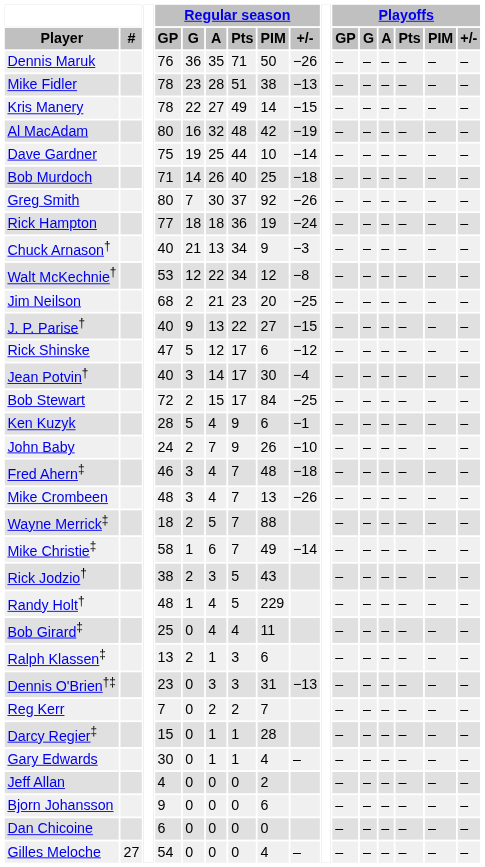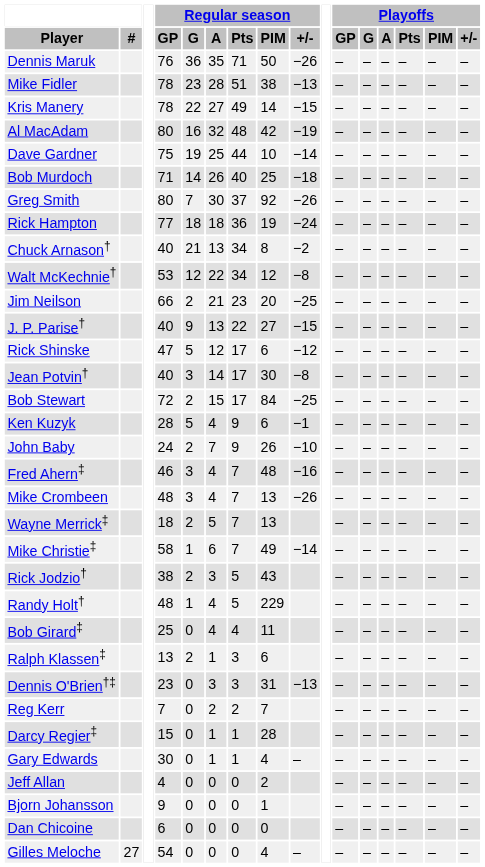(264, 248) 9 -> (264, 248) 8
(301, 248) −3 -> (301, 248) −2
(165, 300) 68 -> (165, 300) 66
(301, 376) −4 -> (301, 376) −8
(305, 472) −18 -> (305, 472) −16
(268, 522) 88 -> (268, 522) 13
(264, 806) 6 -> (264, 806) 1
